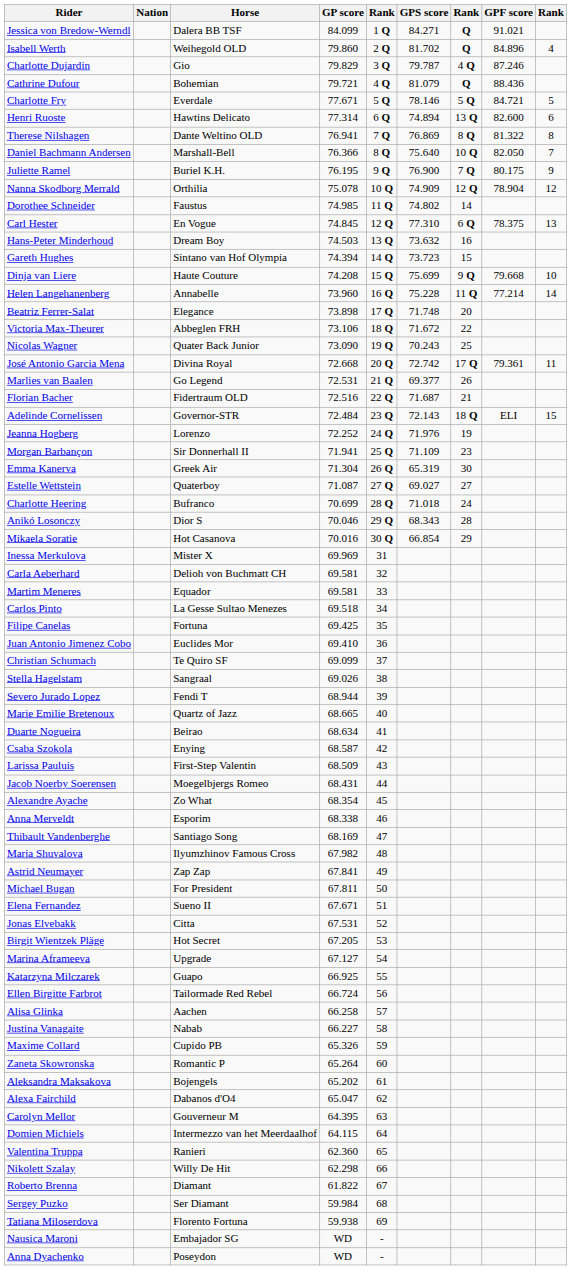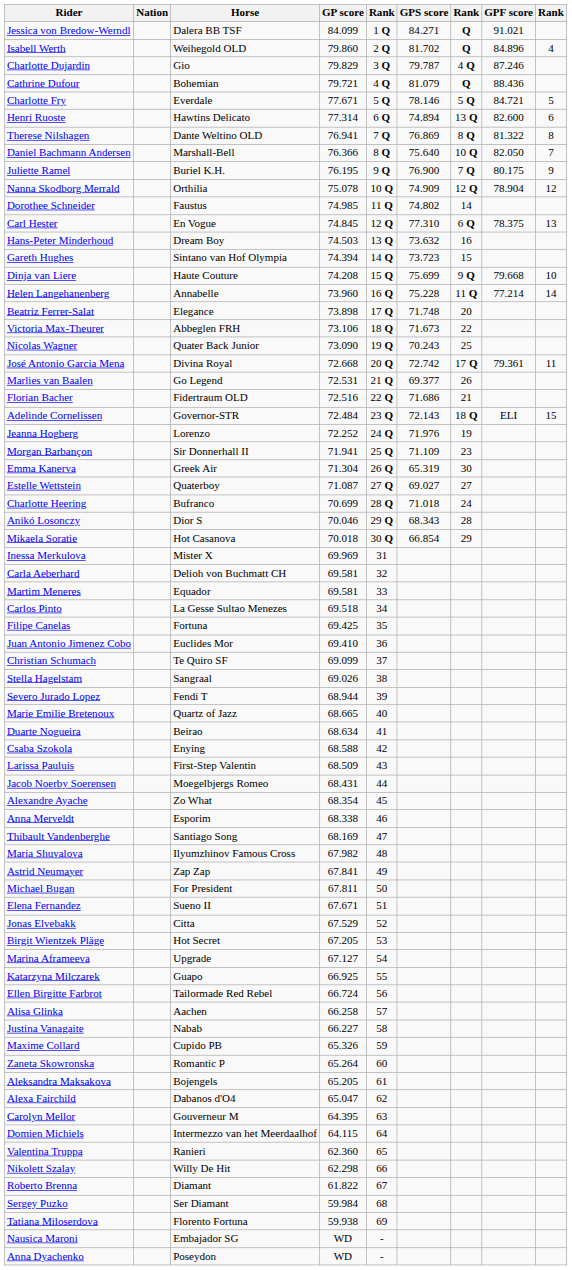(424, 328) 71.672 -> (424, 328) 71.673
(424, 398) 71.687 -> (424, 398) 71.686
(343, 538) 70.016 -> (343, 538) 70.018
(343, 748) 68.587 -> (343, 748) 68.588
(343, 923) 67.531 -> (343, 923) 67.529
(343, 1081) 65.202 -> (343, 1081) 65.205
